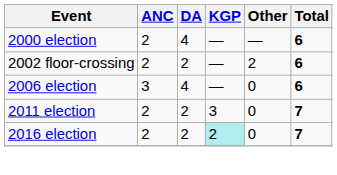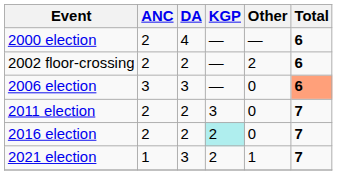(185, 87) 4 -> (185, 87) 3
(299, 87) no background -> (299, 87) lightsalmon background
+ row: (52, 157)
